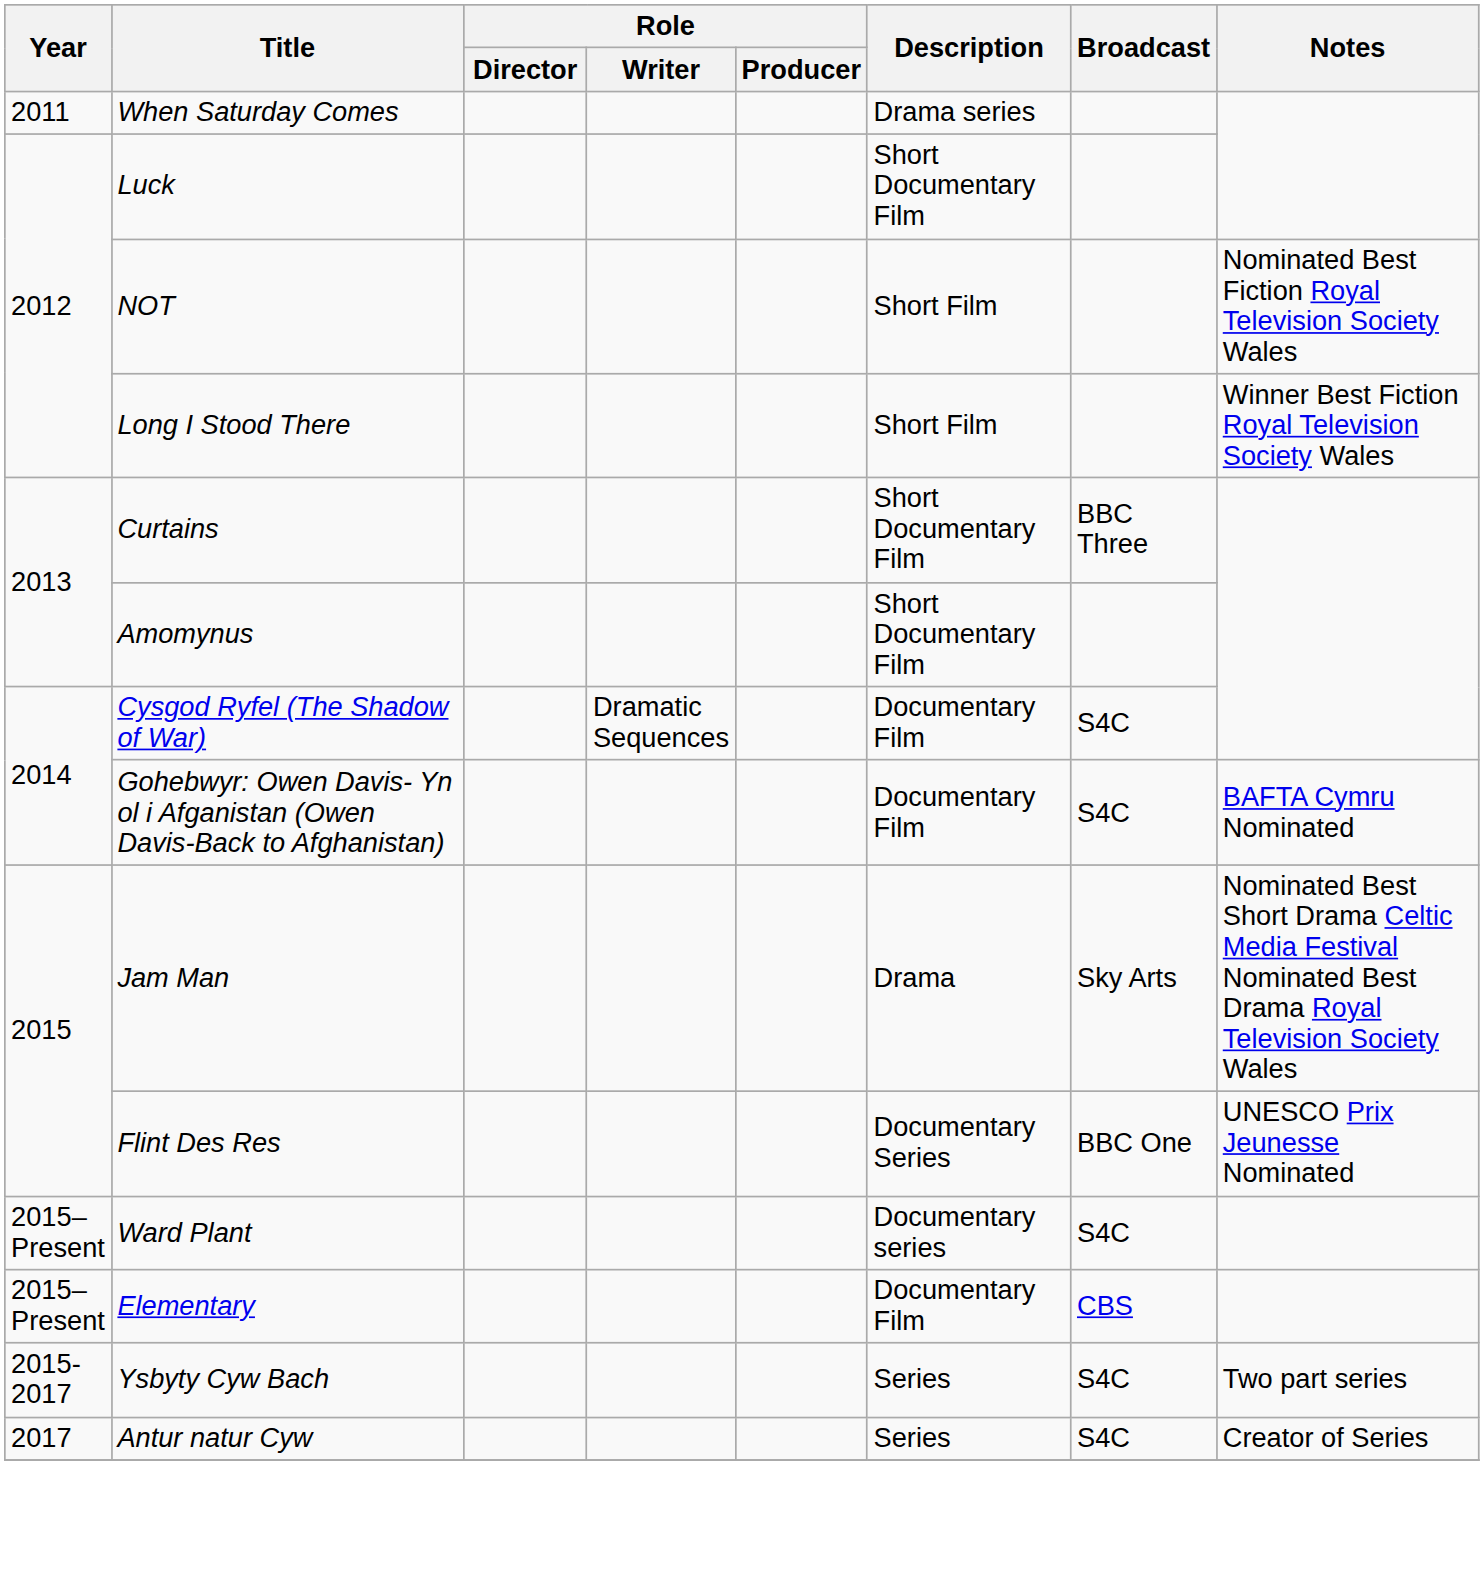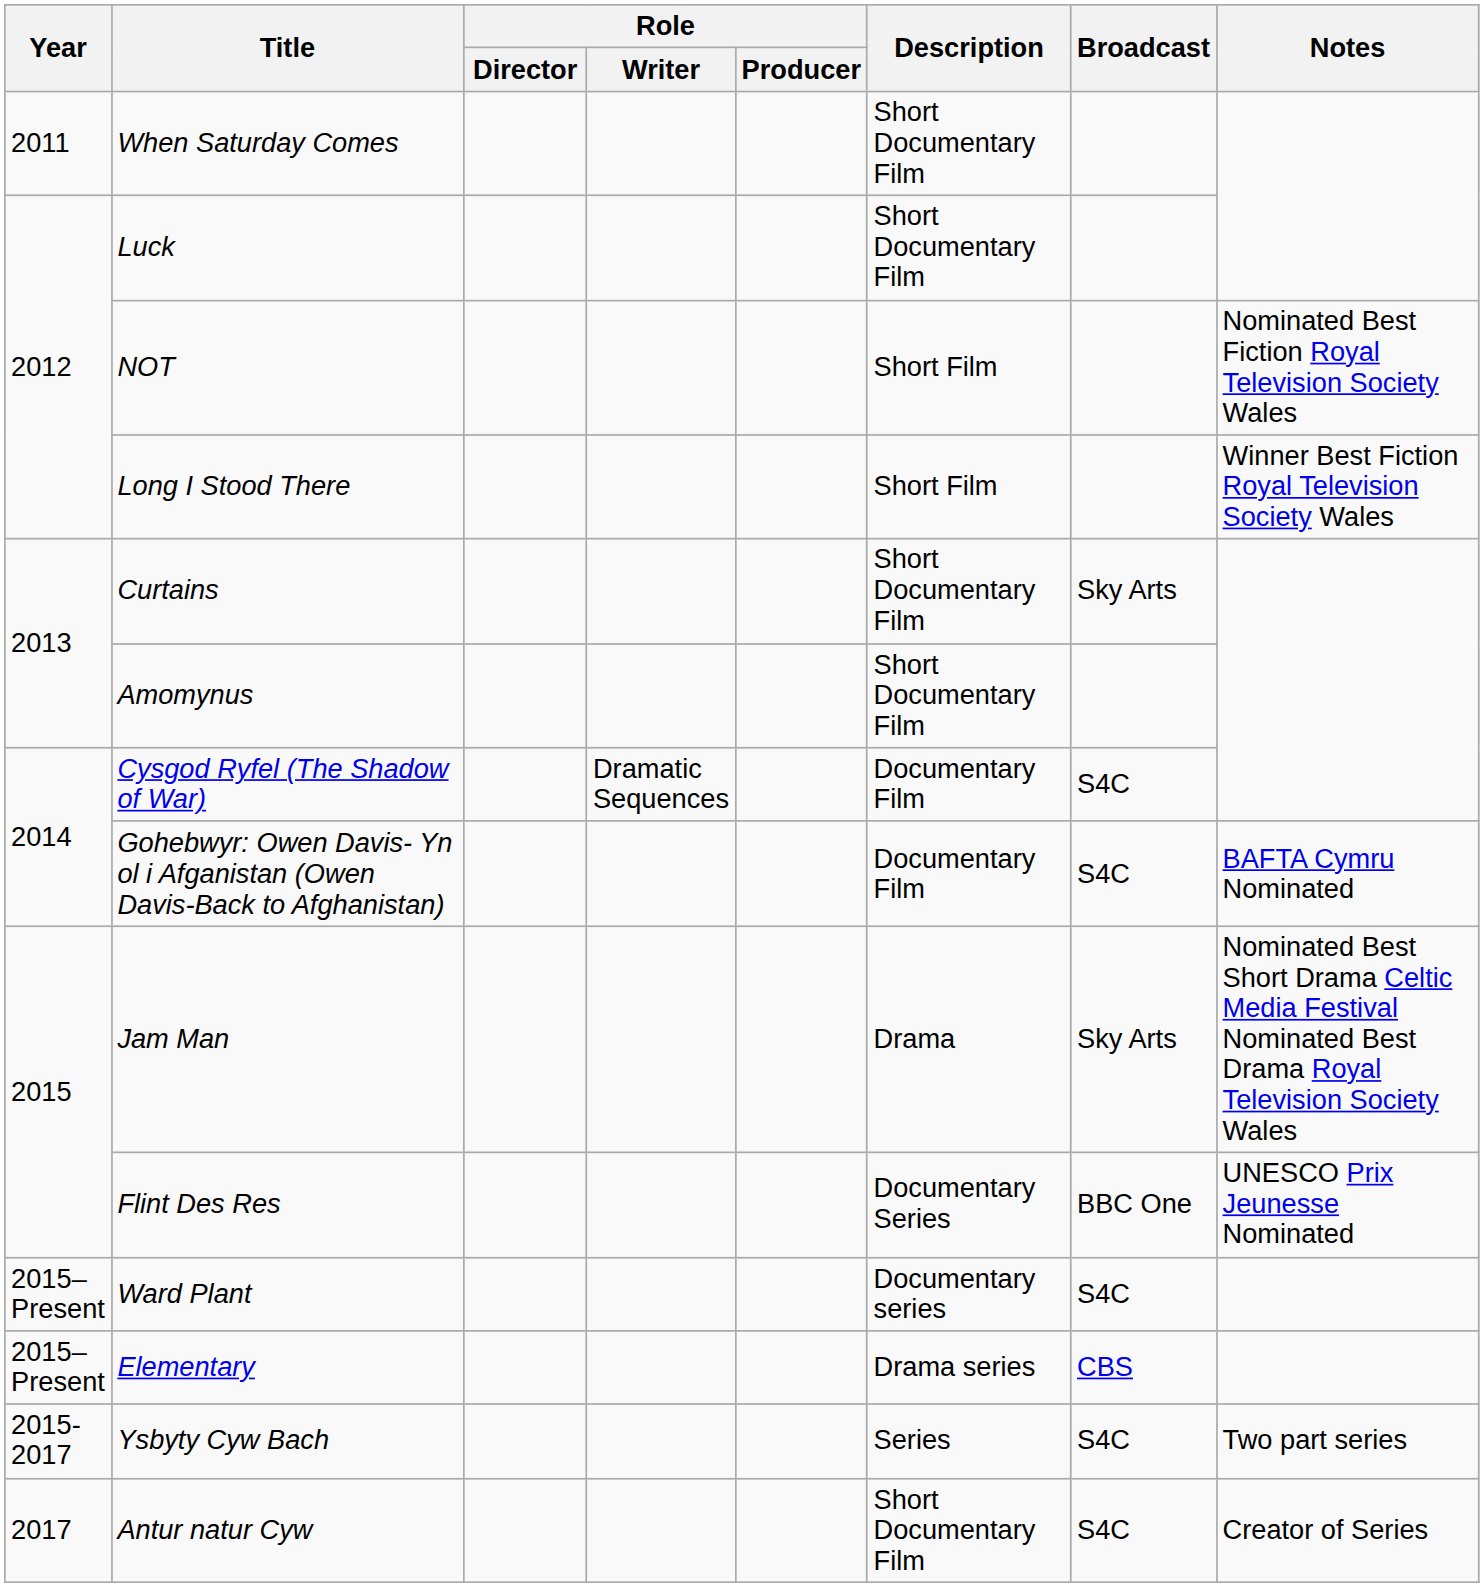(954, 112) Drama series -> (954, 142) Short Documentary Film
(1113, 529) BBC Three -> (1127, 590) Sky Arts
(954, 1305) Documentary Film -> (954, 1367) Drama series
(912, 1438) Series -> (954, 1529) Short Documentary Film
